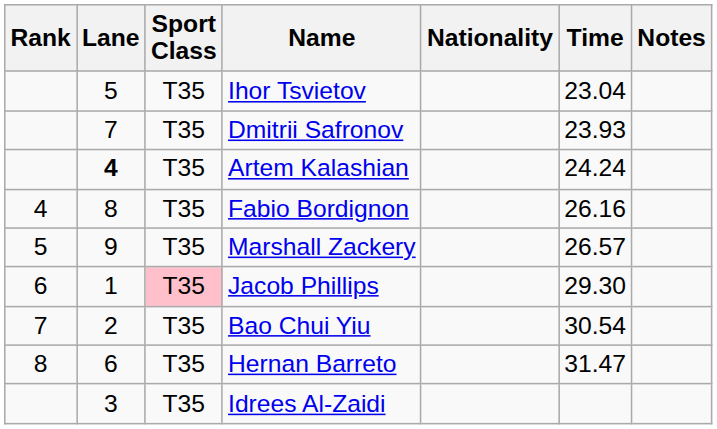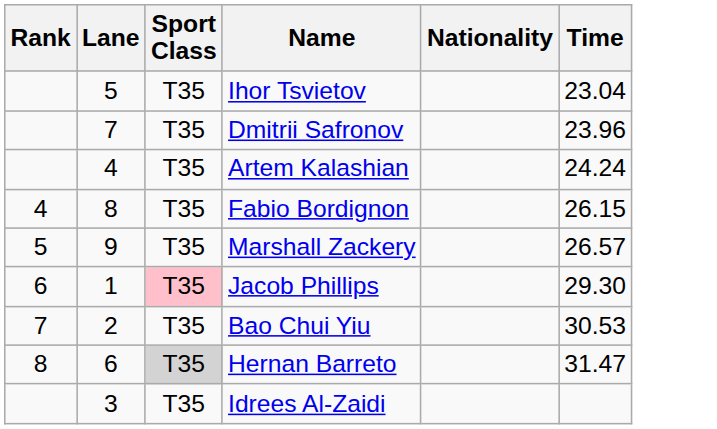- column: (672, 37)
(595, 129) 23.93 -> (595, 129) 23.96
(111, 168) bold -> (111, 168) normal
(595, 208) 26.16 -> (595, 208) 26.15
(595, 325) 30.54 -> (595, 325) 30.53
(184, 364) no background -> (184, 364) lightgrey background
